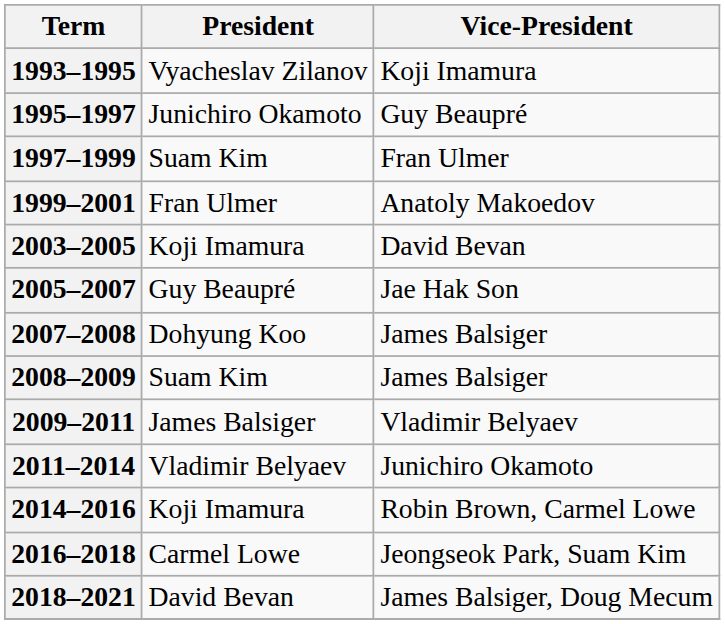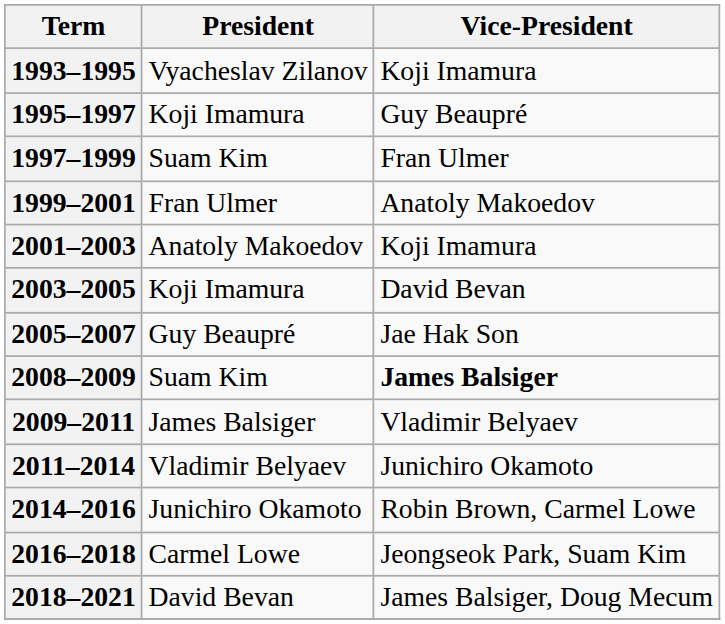(255, 114) Junichiro Okamoto -> (227, 114) Koji Imamura
+ row: (74, 245)
- row: (74, 333)
(464, 377) normal -> (469, 377) bold
(227, 509) Koji Imamura -> (255, 509) Junichiro Okamoto
